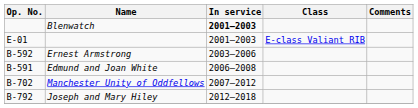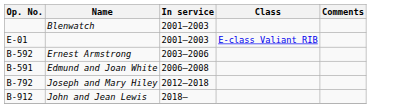(232, 26) bold -> (185, 26) normal
- row: (20, 82)
+ row: (20, 97)
